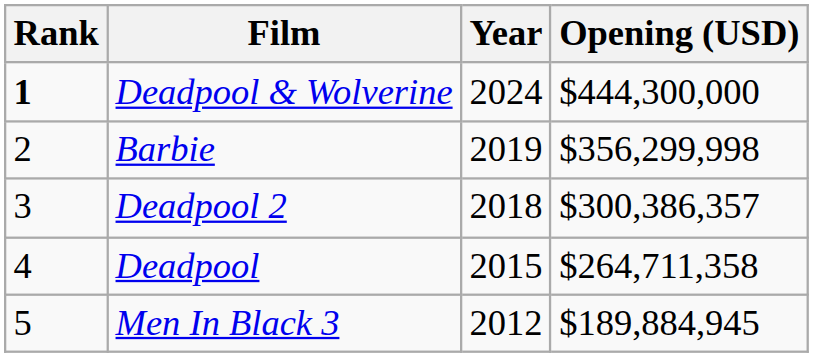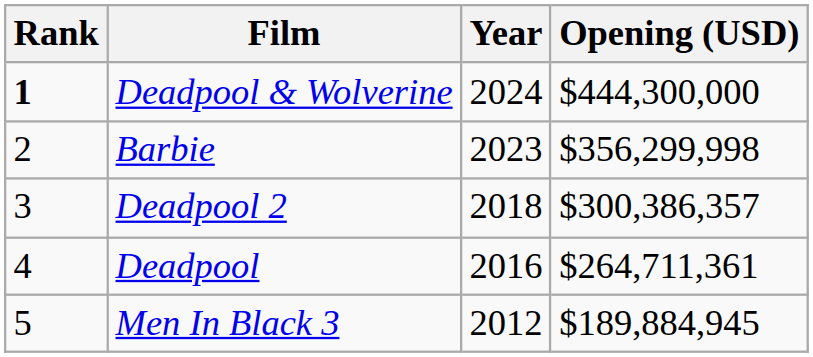(506, 149) 2019 -> (506, 149) 2023
(506, 264) 2015 -> (506, 264) 2016
(659, 264) $264,711,358 -> (659, 264) $264,711,361
